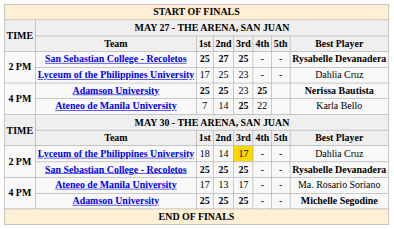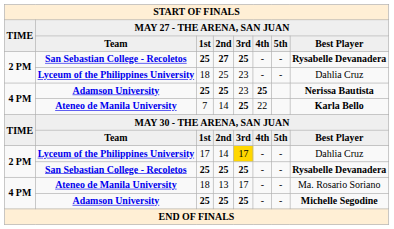(205, 75) 17 -> (205, 75) 18
(339, 106) normal -> (339, 106) bold
(205, 153) 18 -> (205, 153) 17
(205, 185) 17 -> (205, 185) 18
